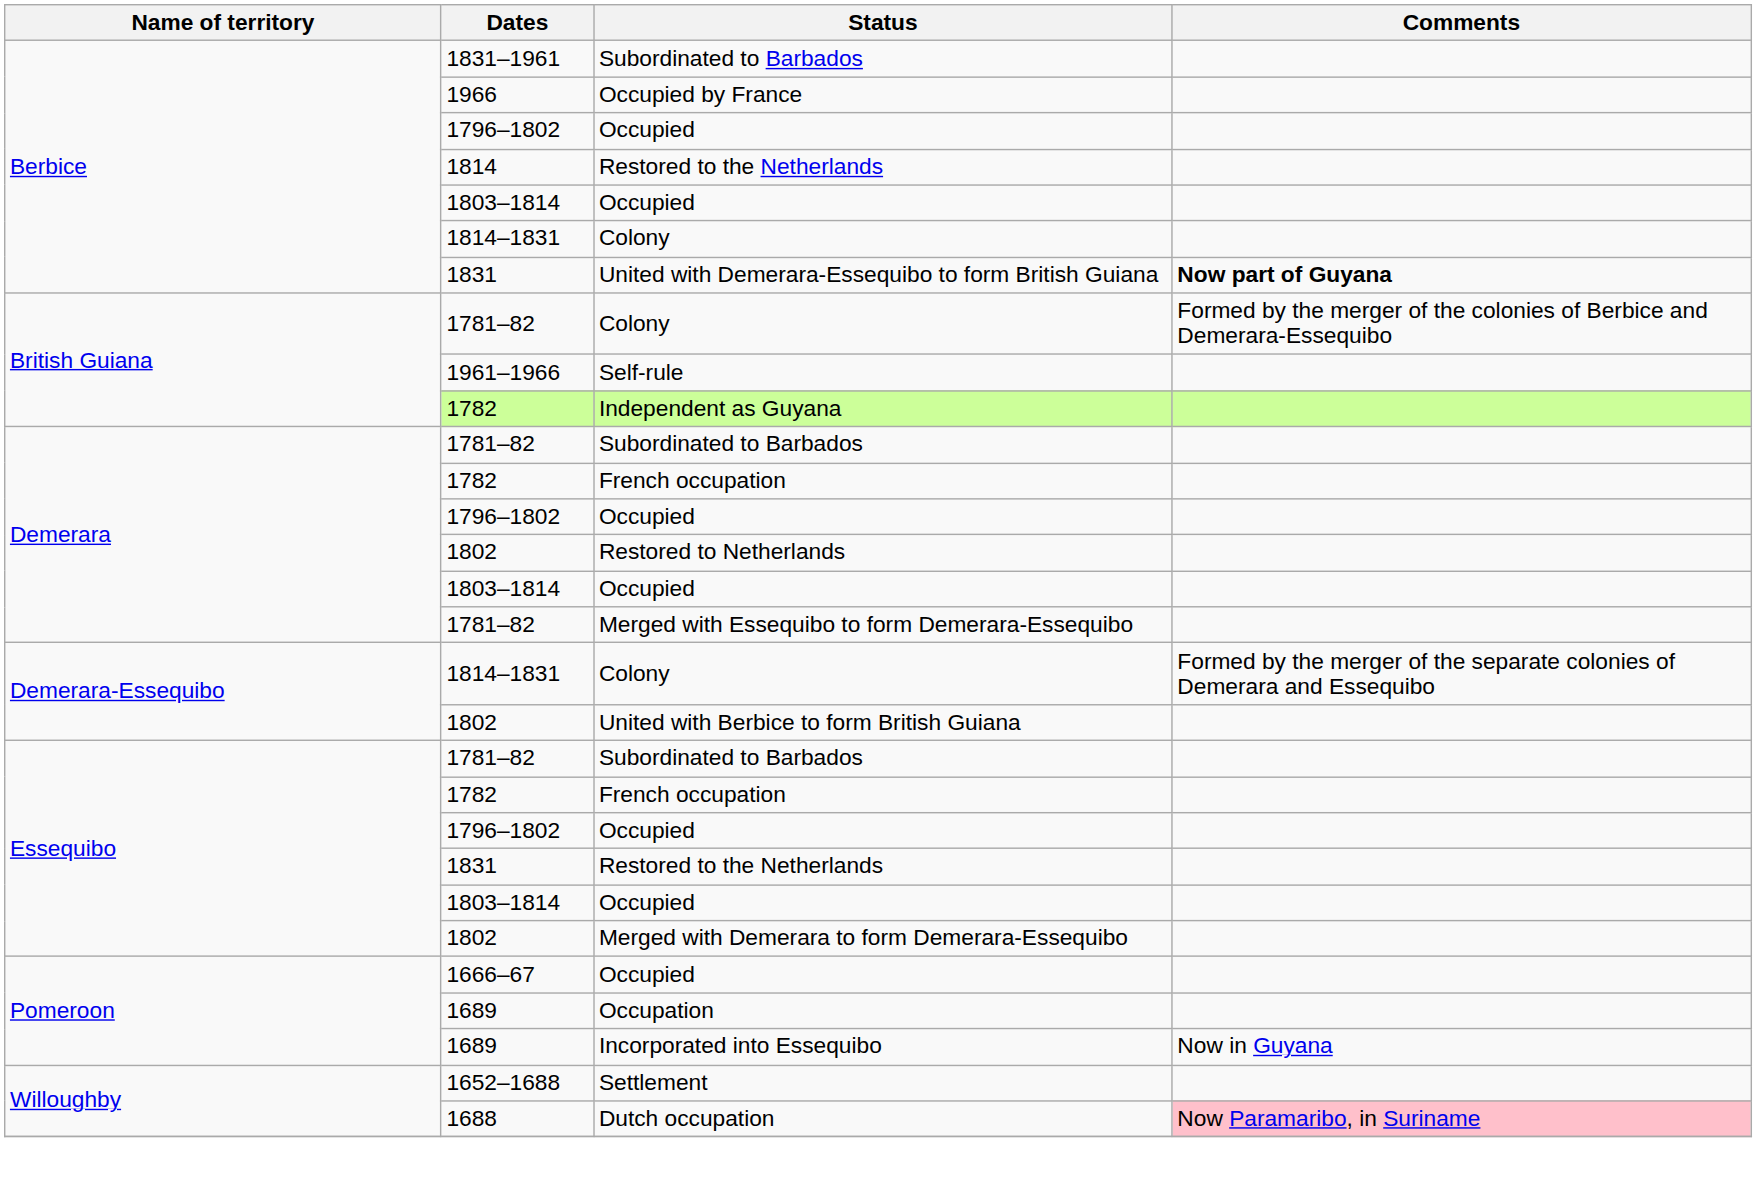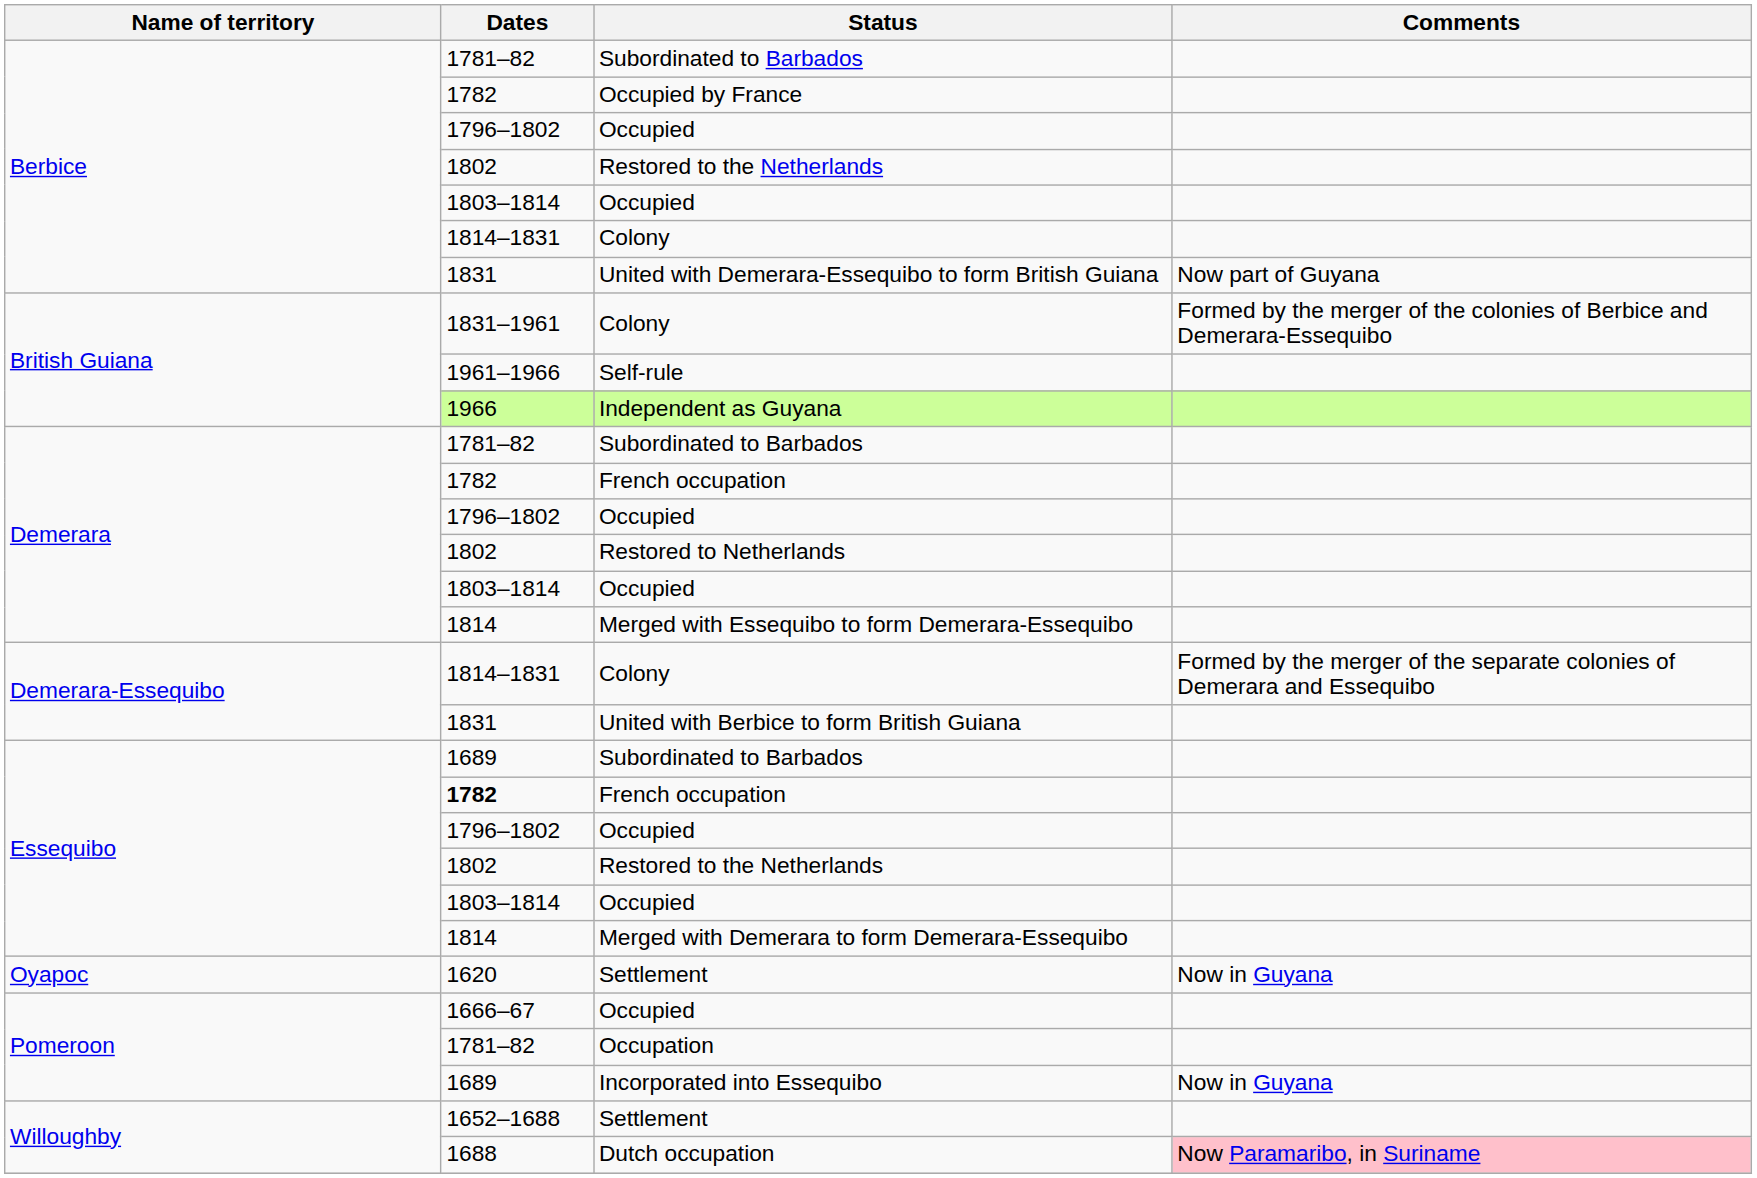(503, 58) 1831–1961 -> (491, 58) 1781–82
(472, 94) 1966 -> (472, 94) 1782
(472, 166) 1814 -> (472, 166) 1802
(1285, 274) bold -> (1278, 274) normal
(491, 323) 1781–82 -> (503, 323) 1831–1961
(472, 408) 1782 -> (472, 408) 1966
(491, 624) 1781–82 -> (472, 624) 1814
(472, 722) 1802 -> (472, 722) 1831
(491, 758) 1781–82 -> (472, 758) 1689
(472, 794) normal -> (472, 794) bold
(472, 866) 1831 -> (472, 866) 1802
(472, 938) 1802 -> (472, 938) 1814
+ row: (49, 974)
(472, 1010) 1689 -> (491, 1046) 1781–82
